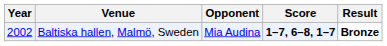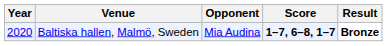(20, 32) 2002 -> (20, 32) 2020
